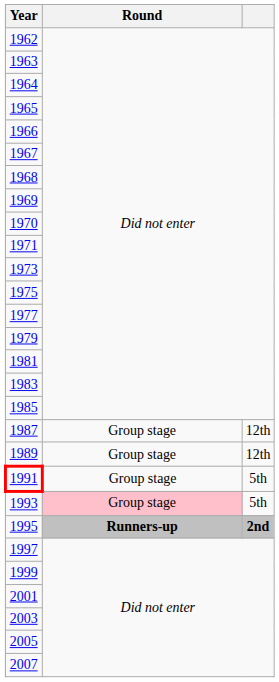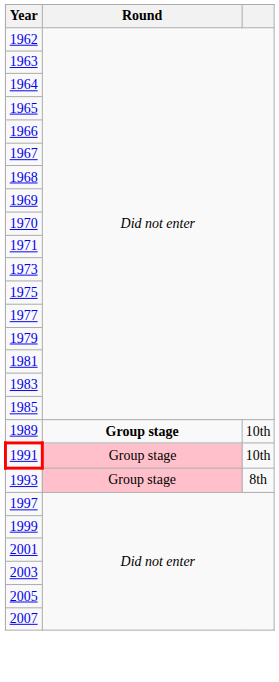- row: (24, 431)
(142, 454) normal -> (142, 431) bold
(258, 454) 12th -> (258, 431) 10th
(143, 479) no background -> (143, 456) pink background
(258, 479) 5th -> (258, 456) 10th
(258, 503) 5th -> (258, 480) 8th
- row: (24, 527)
